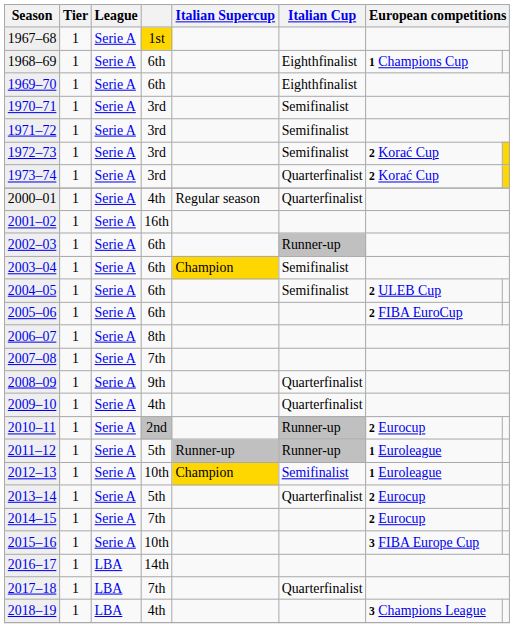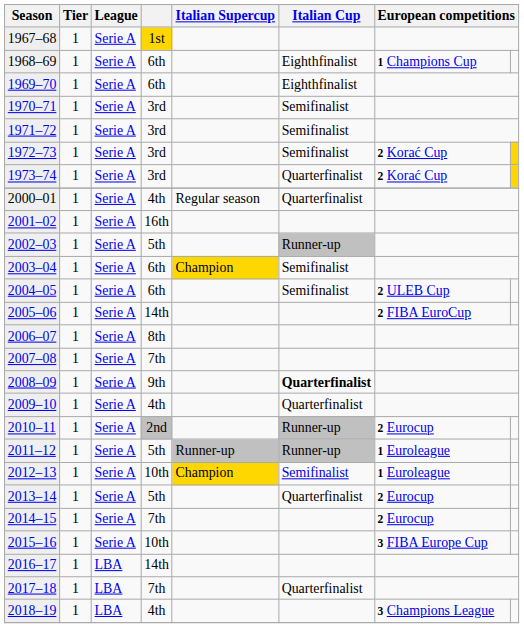(157, 244) 6th -> (157, 244) 5th
(157, 313) 6th -> (157, 313) 14th
(322, 381) normal -> (326, 381) bold
